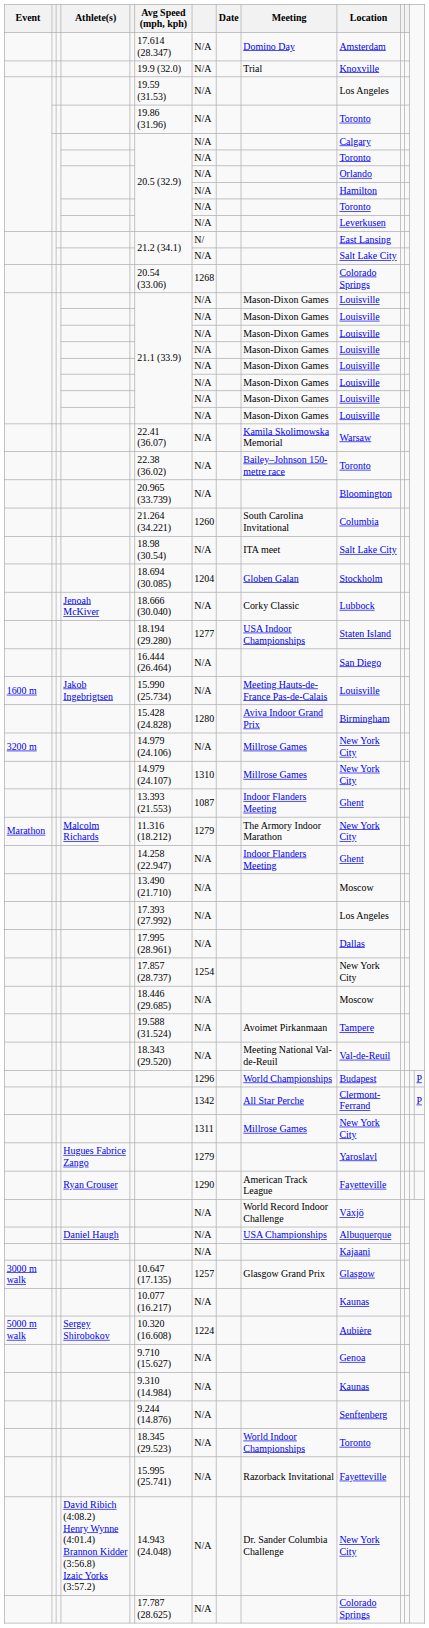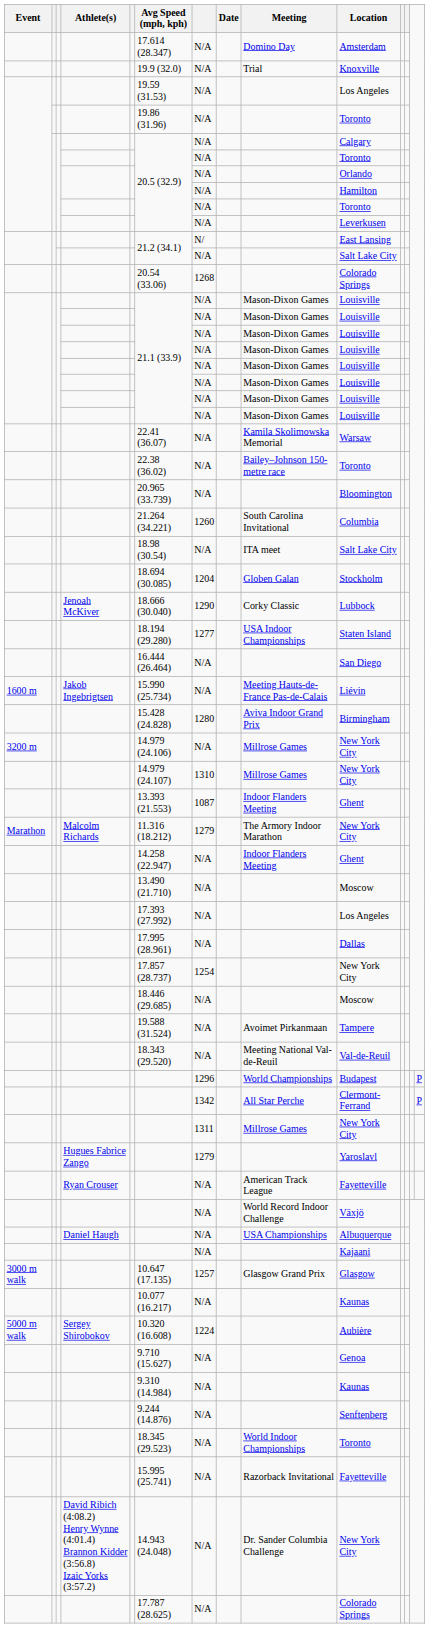(203, 606) N/A -> (204, 606) 1290
(360, 691) Louisville -> (352, 691) Liévin
(204, 1185) 1290 -> (203, 1185) N/A
